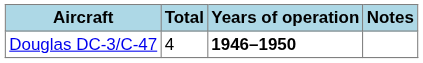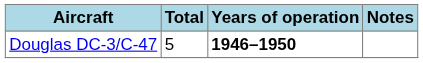(169, 44) 4 -> (169, 44) 5
